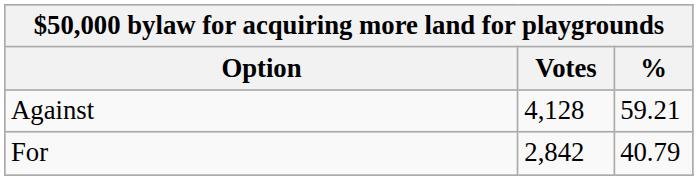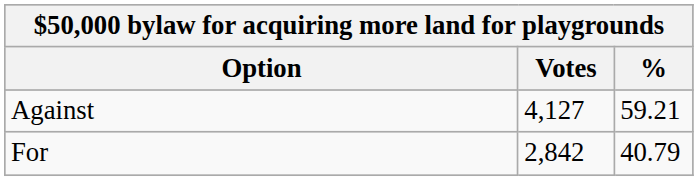(554, 110) 4,128 -> (554, 110) 4,127
